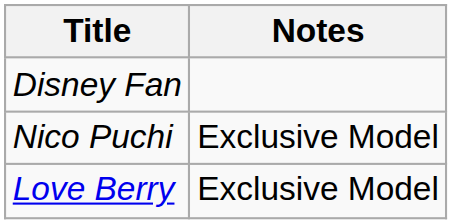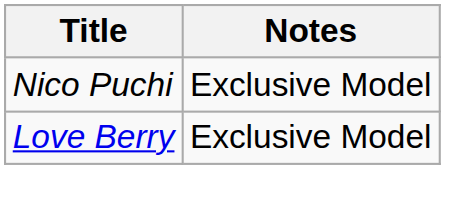- row: (97, 84)
